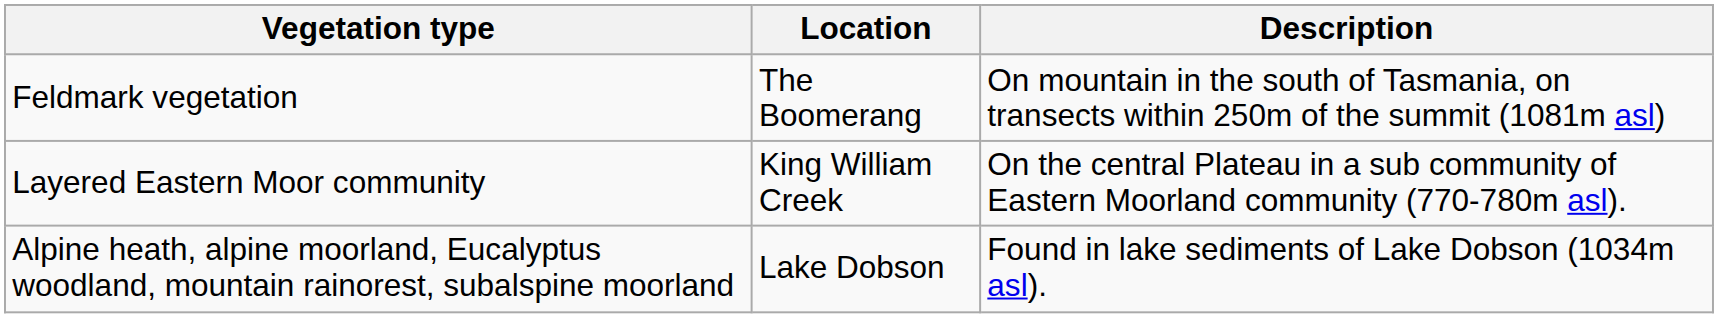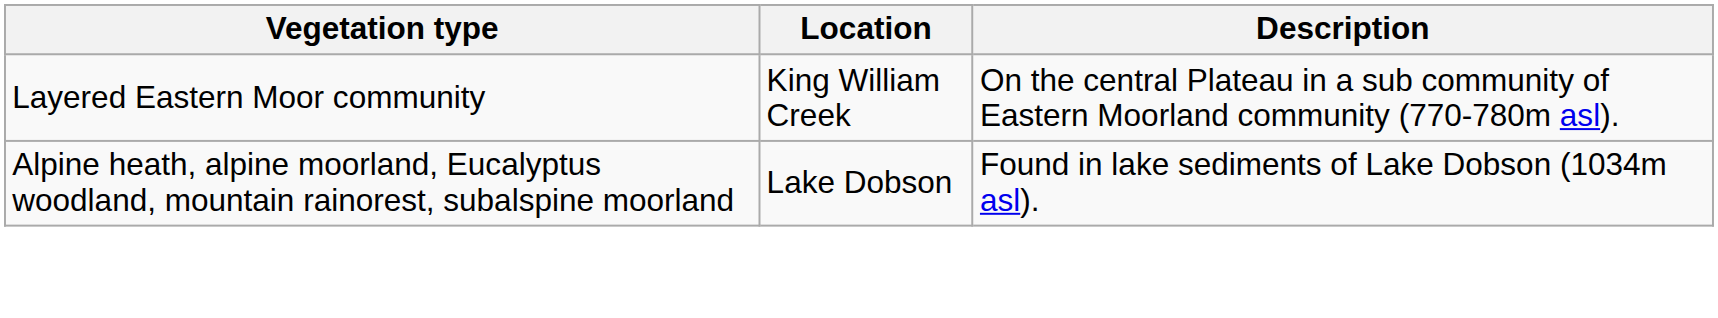- row: (155, 97)
